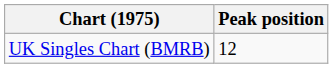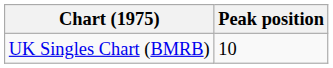(227, 48) 12 -> (227, 48) 10
